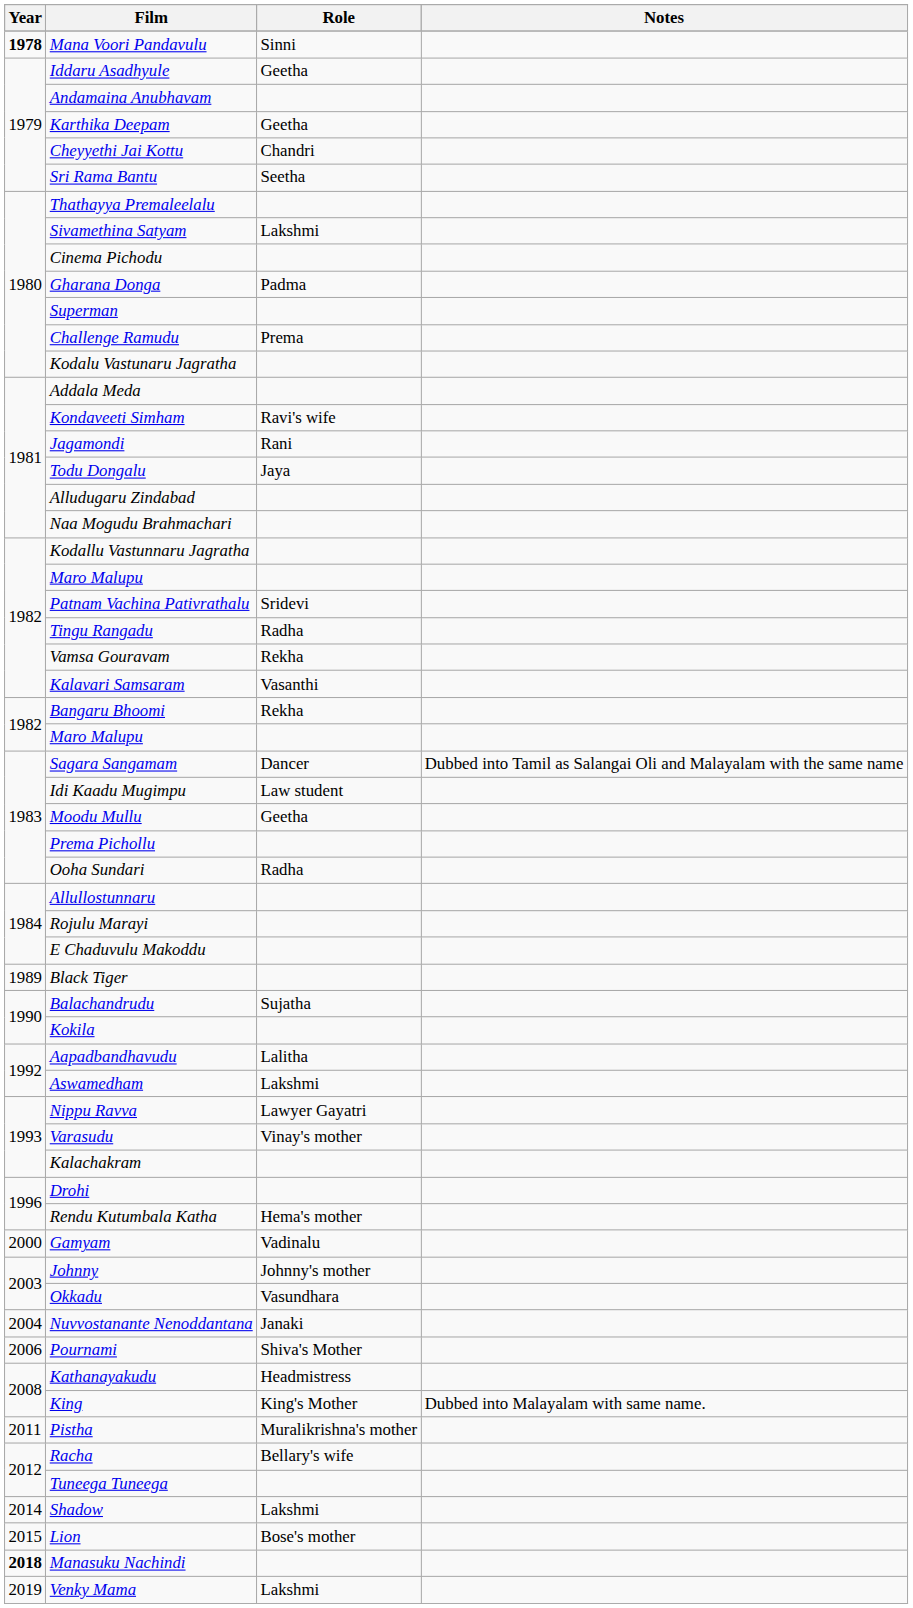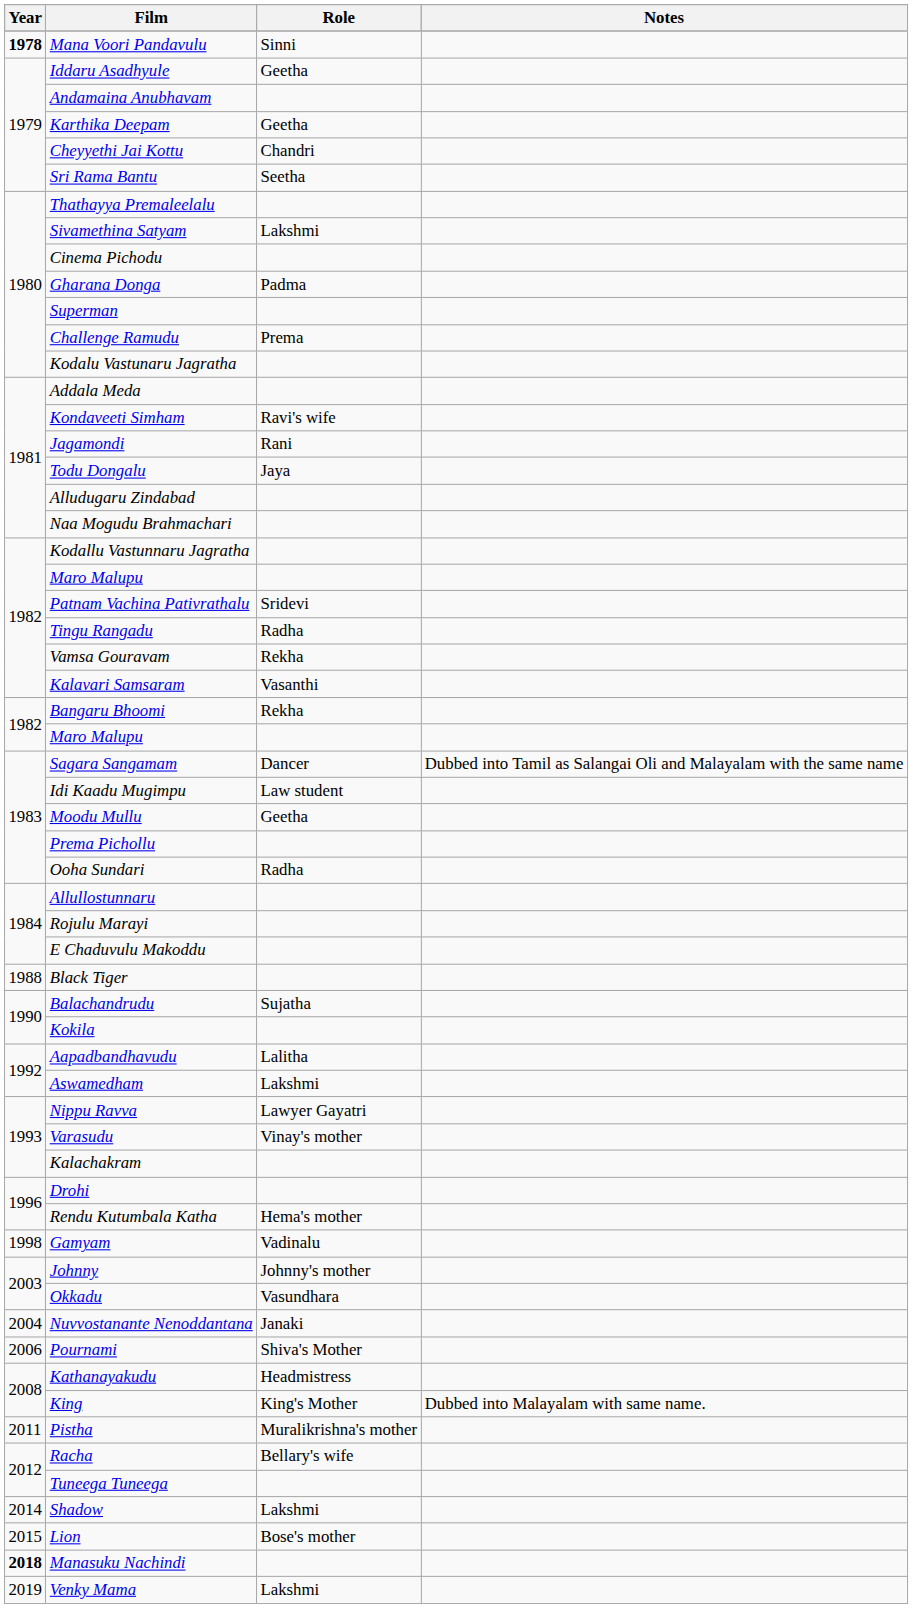(25, 976) 1989 -> (25, 976) 1988
(25, 1243) 2000 -> (25, 1243) 1998
